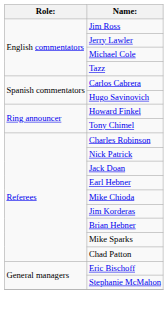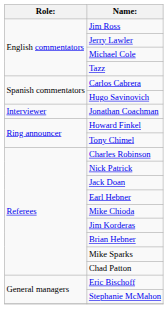+ row: (124, 111)
